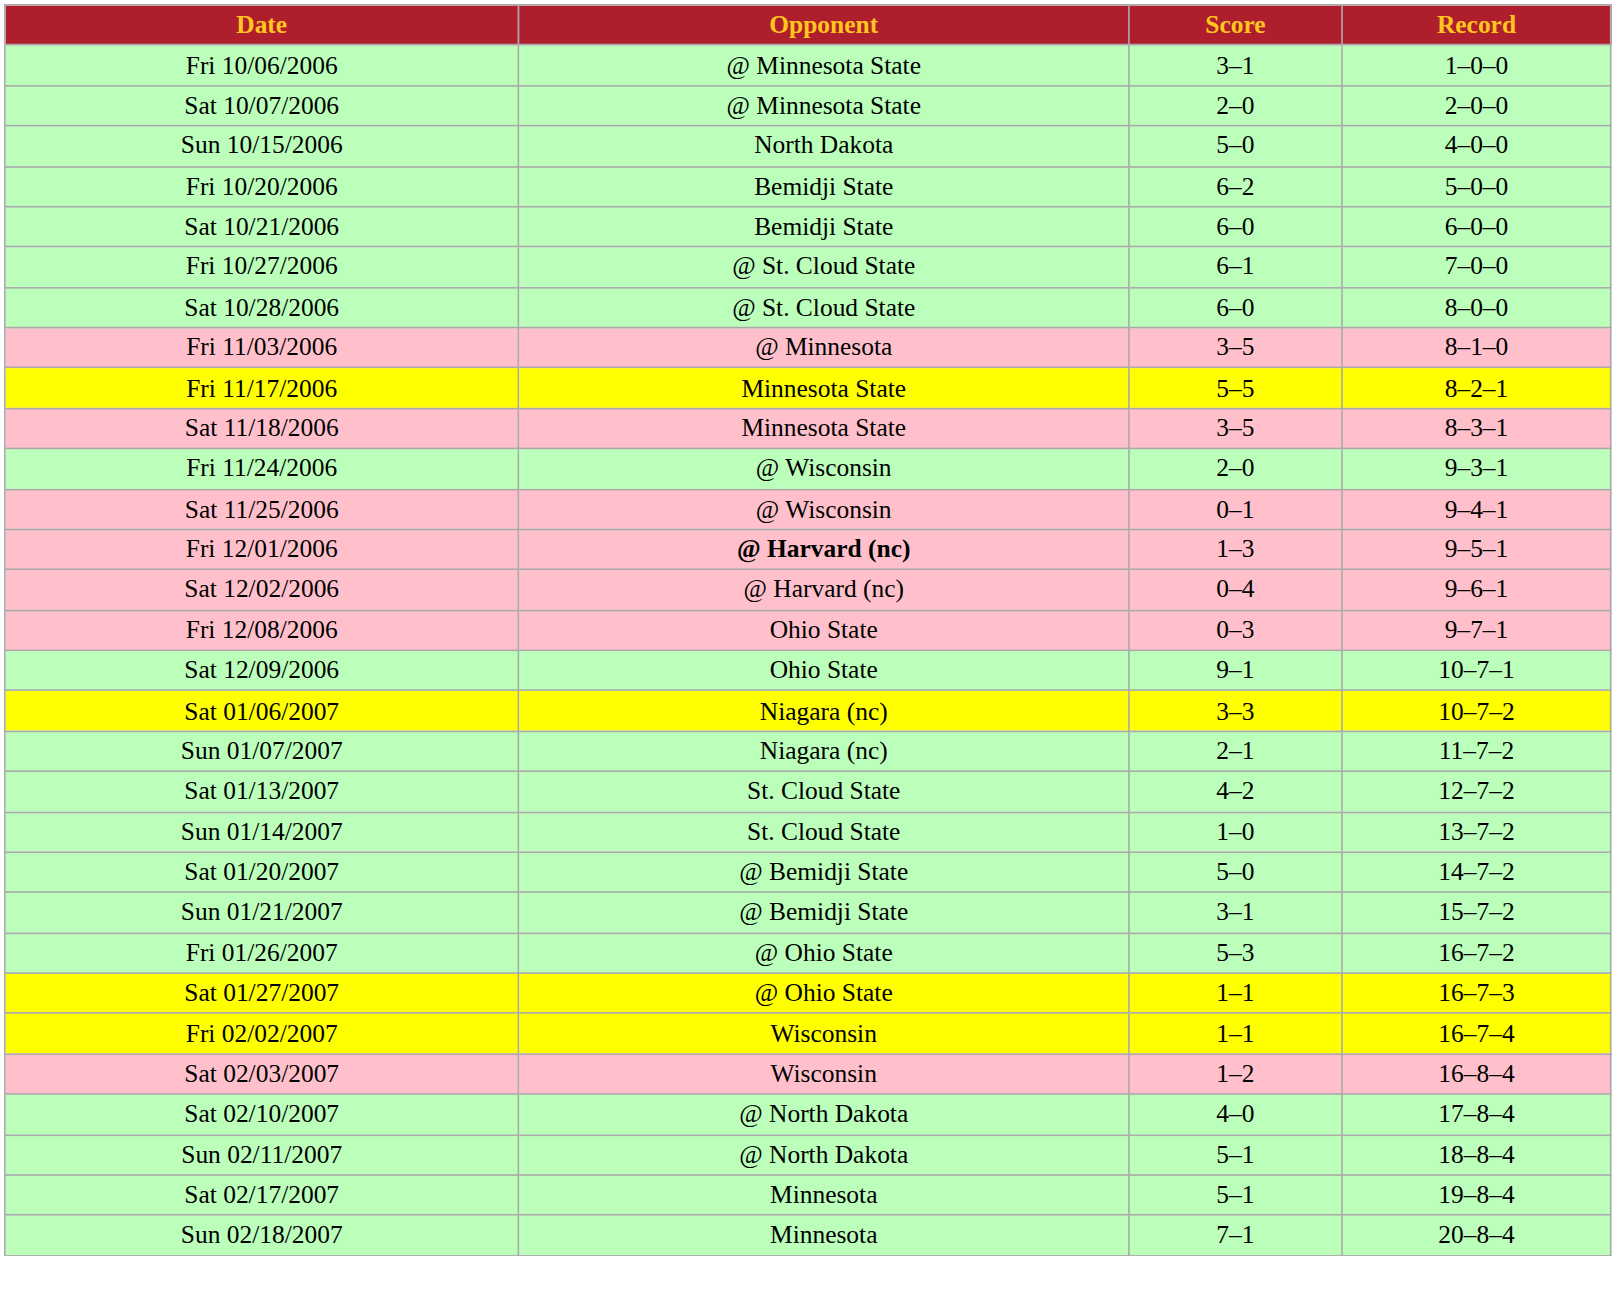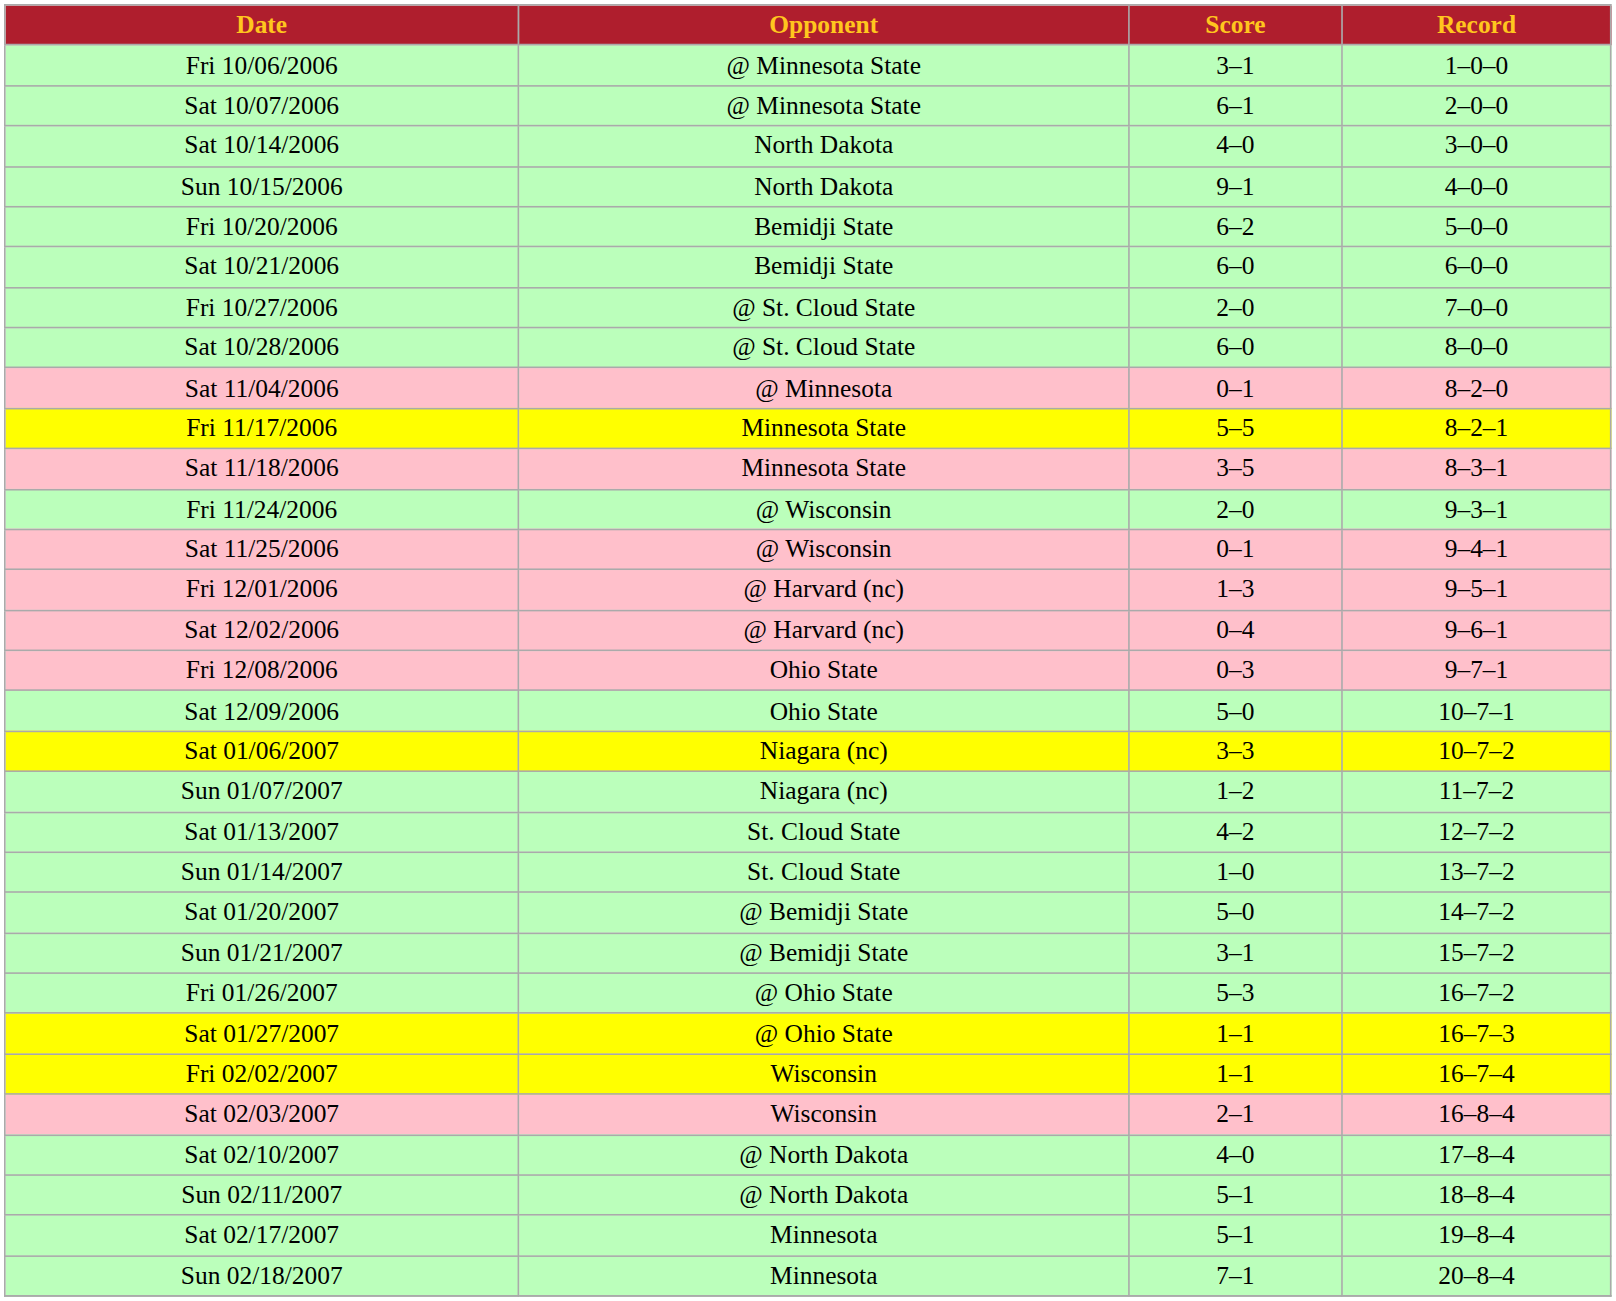(1235, 105) 2–0 -> (1235, 105) 6–1
+ row: (262, 145)
(1235, 145) 5–0 -> (1235, 186) 9–1
(1235, 266) 6–1 -> (1235, 307) 2–0
- row: (262, 347)
+ row: (262, 387)
(824, 549) bold -> (824, 589) normal
(1235, 670) 9–1 -> (1235, 710) 5–0
(1235, 750) 2–1 -> (1235, 791) 1–2
(1235, 1073) 1–2 -> (1235, 1114) 2–1
